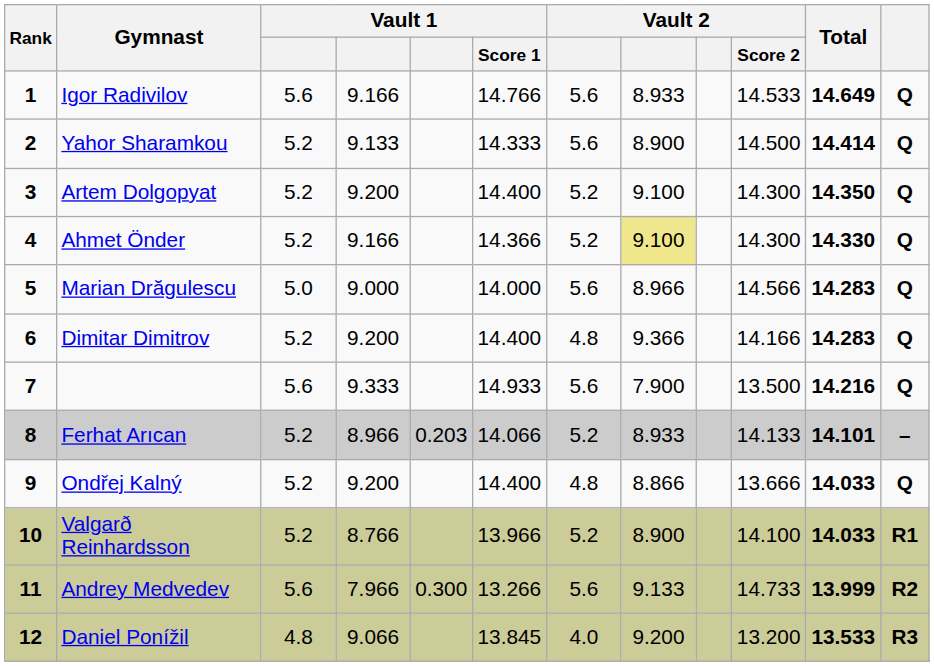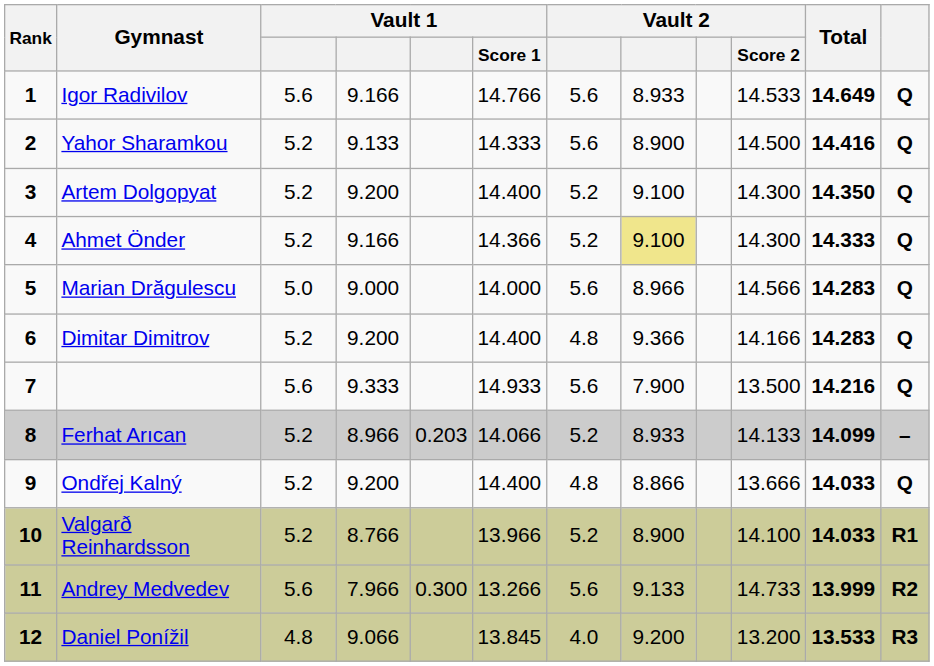(843, 143) 14.414 -> (843, 143) 14.416
(843, 240) 14.330 -> (843, 240) 14.333
(843, 434) 14.101 -> (843, 434) 14.099
